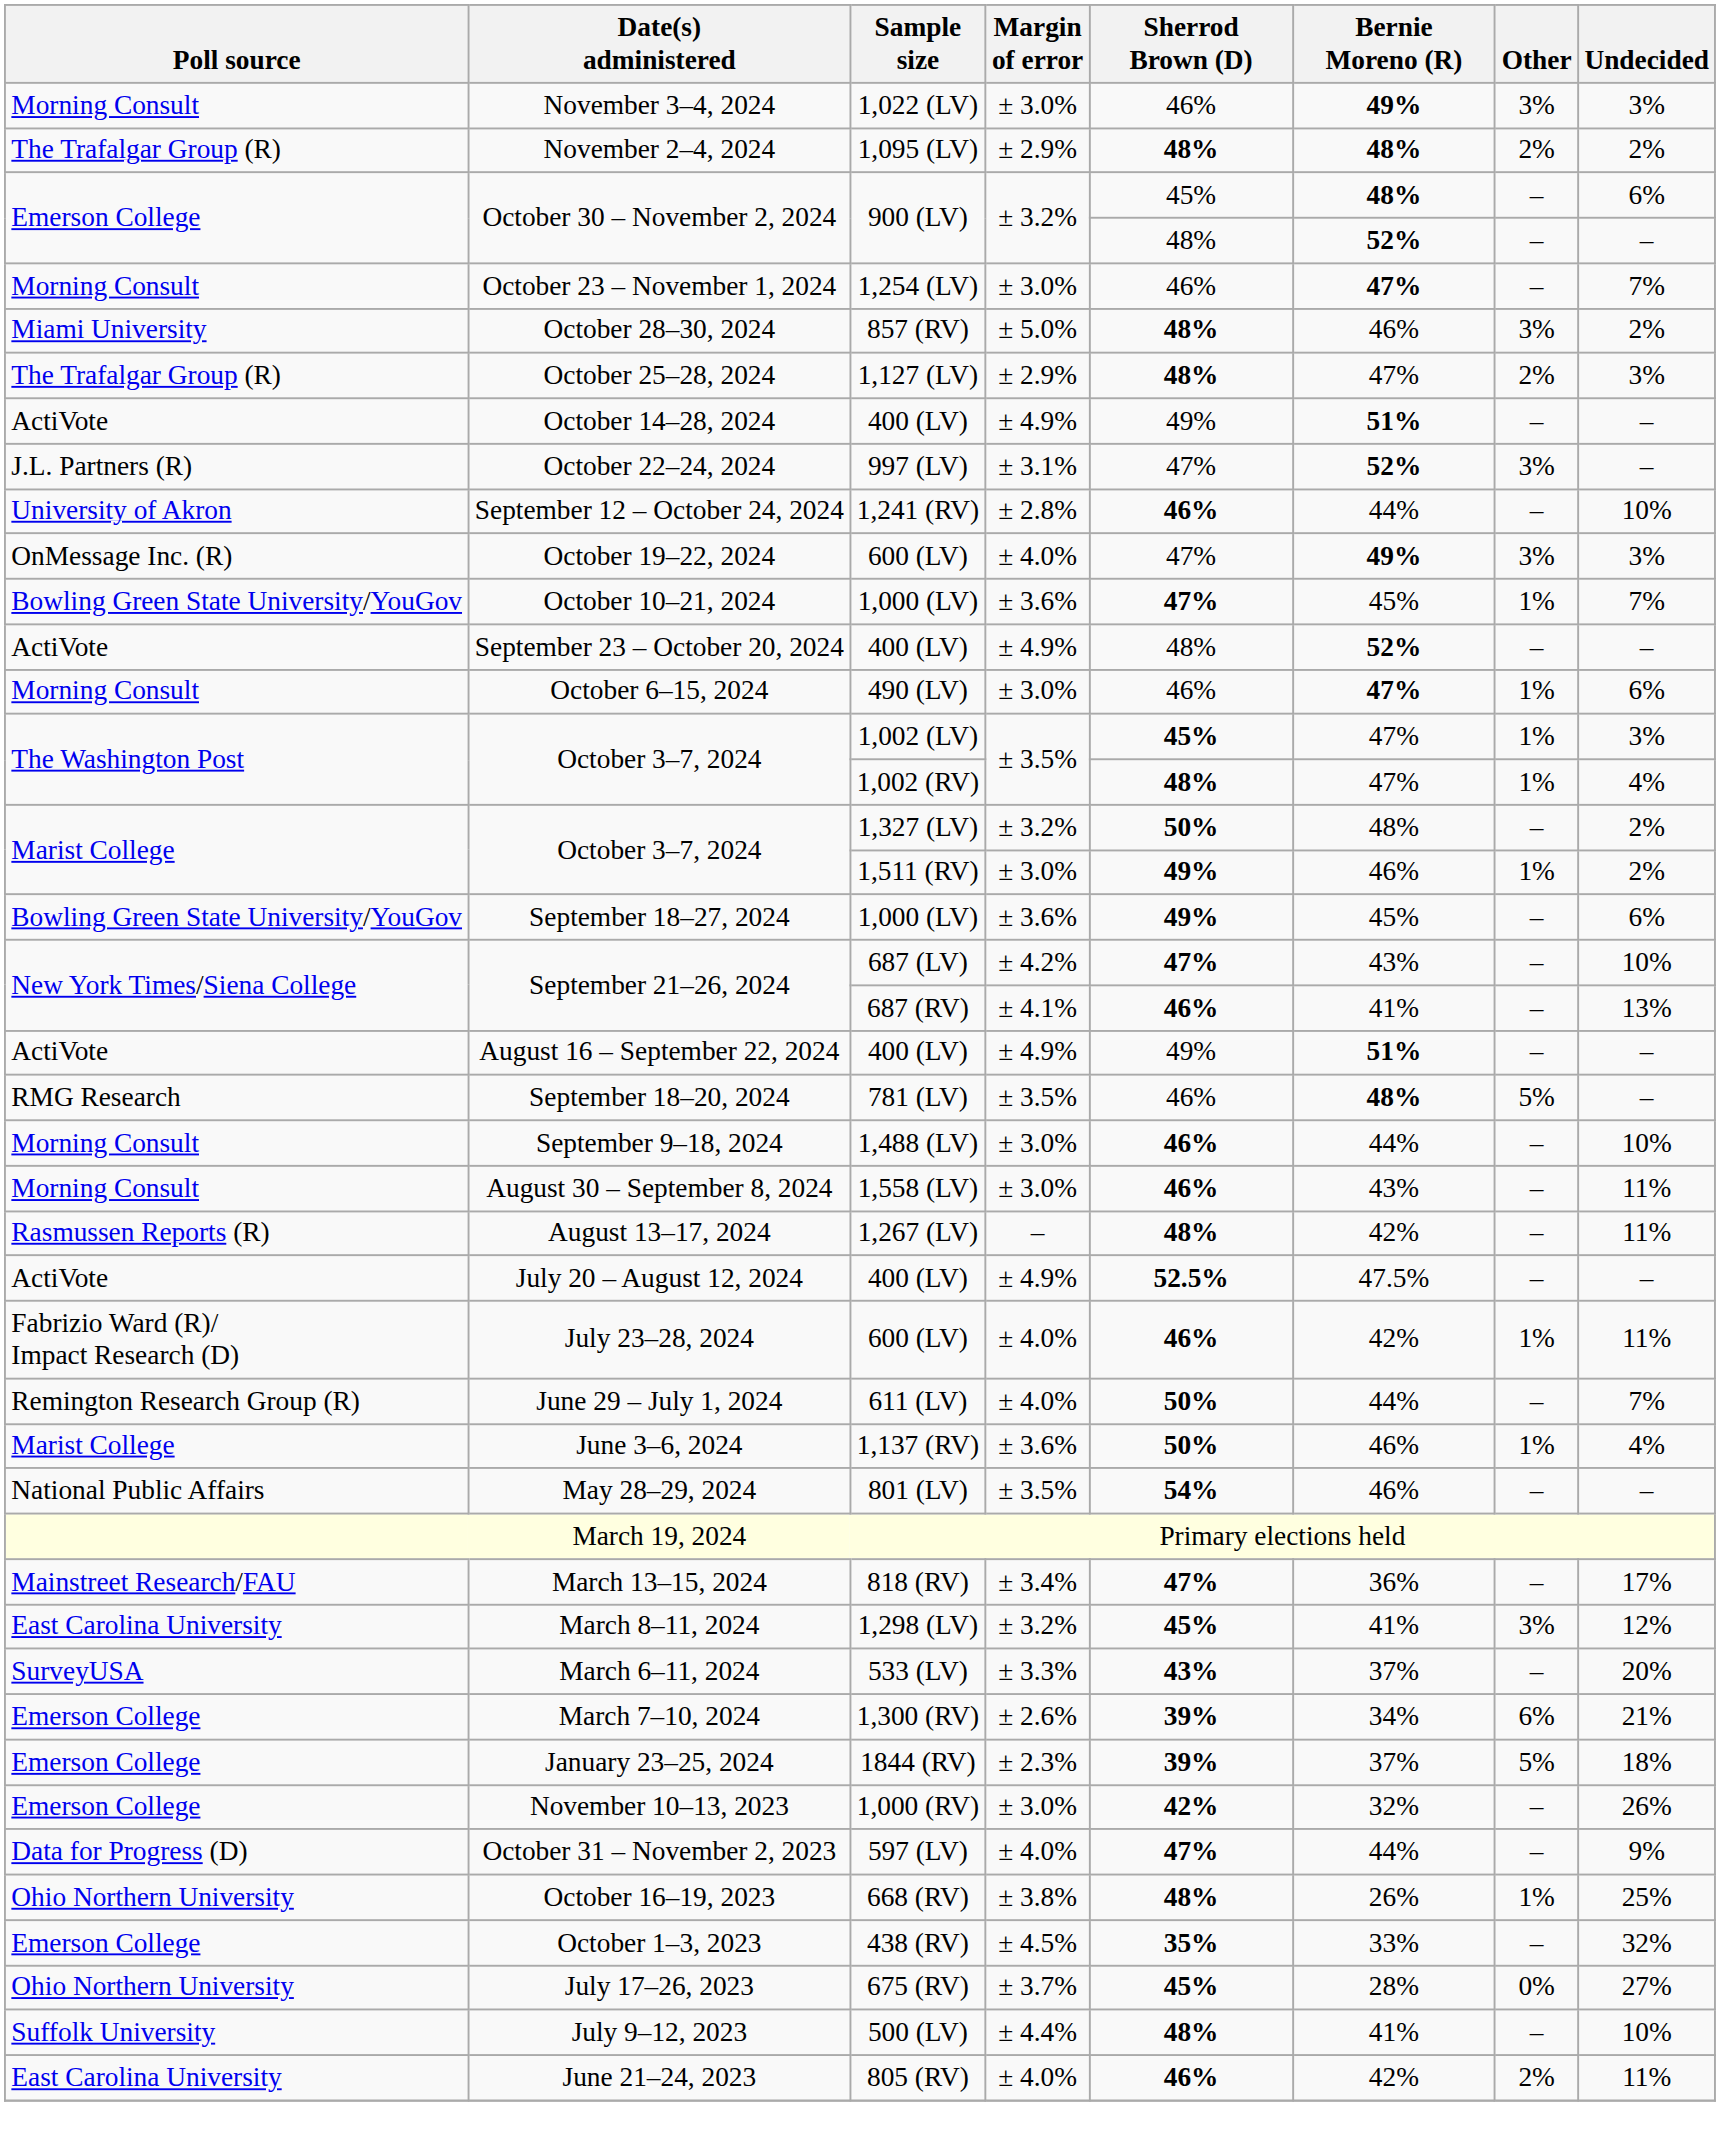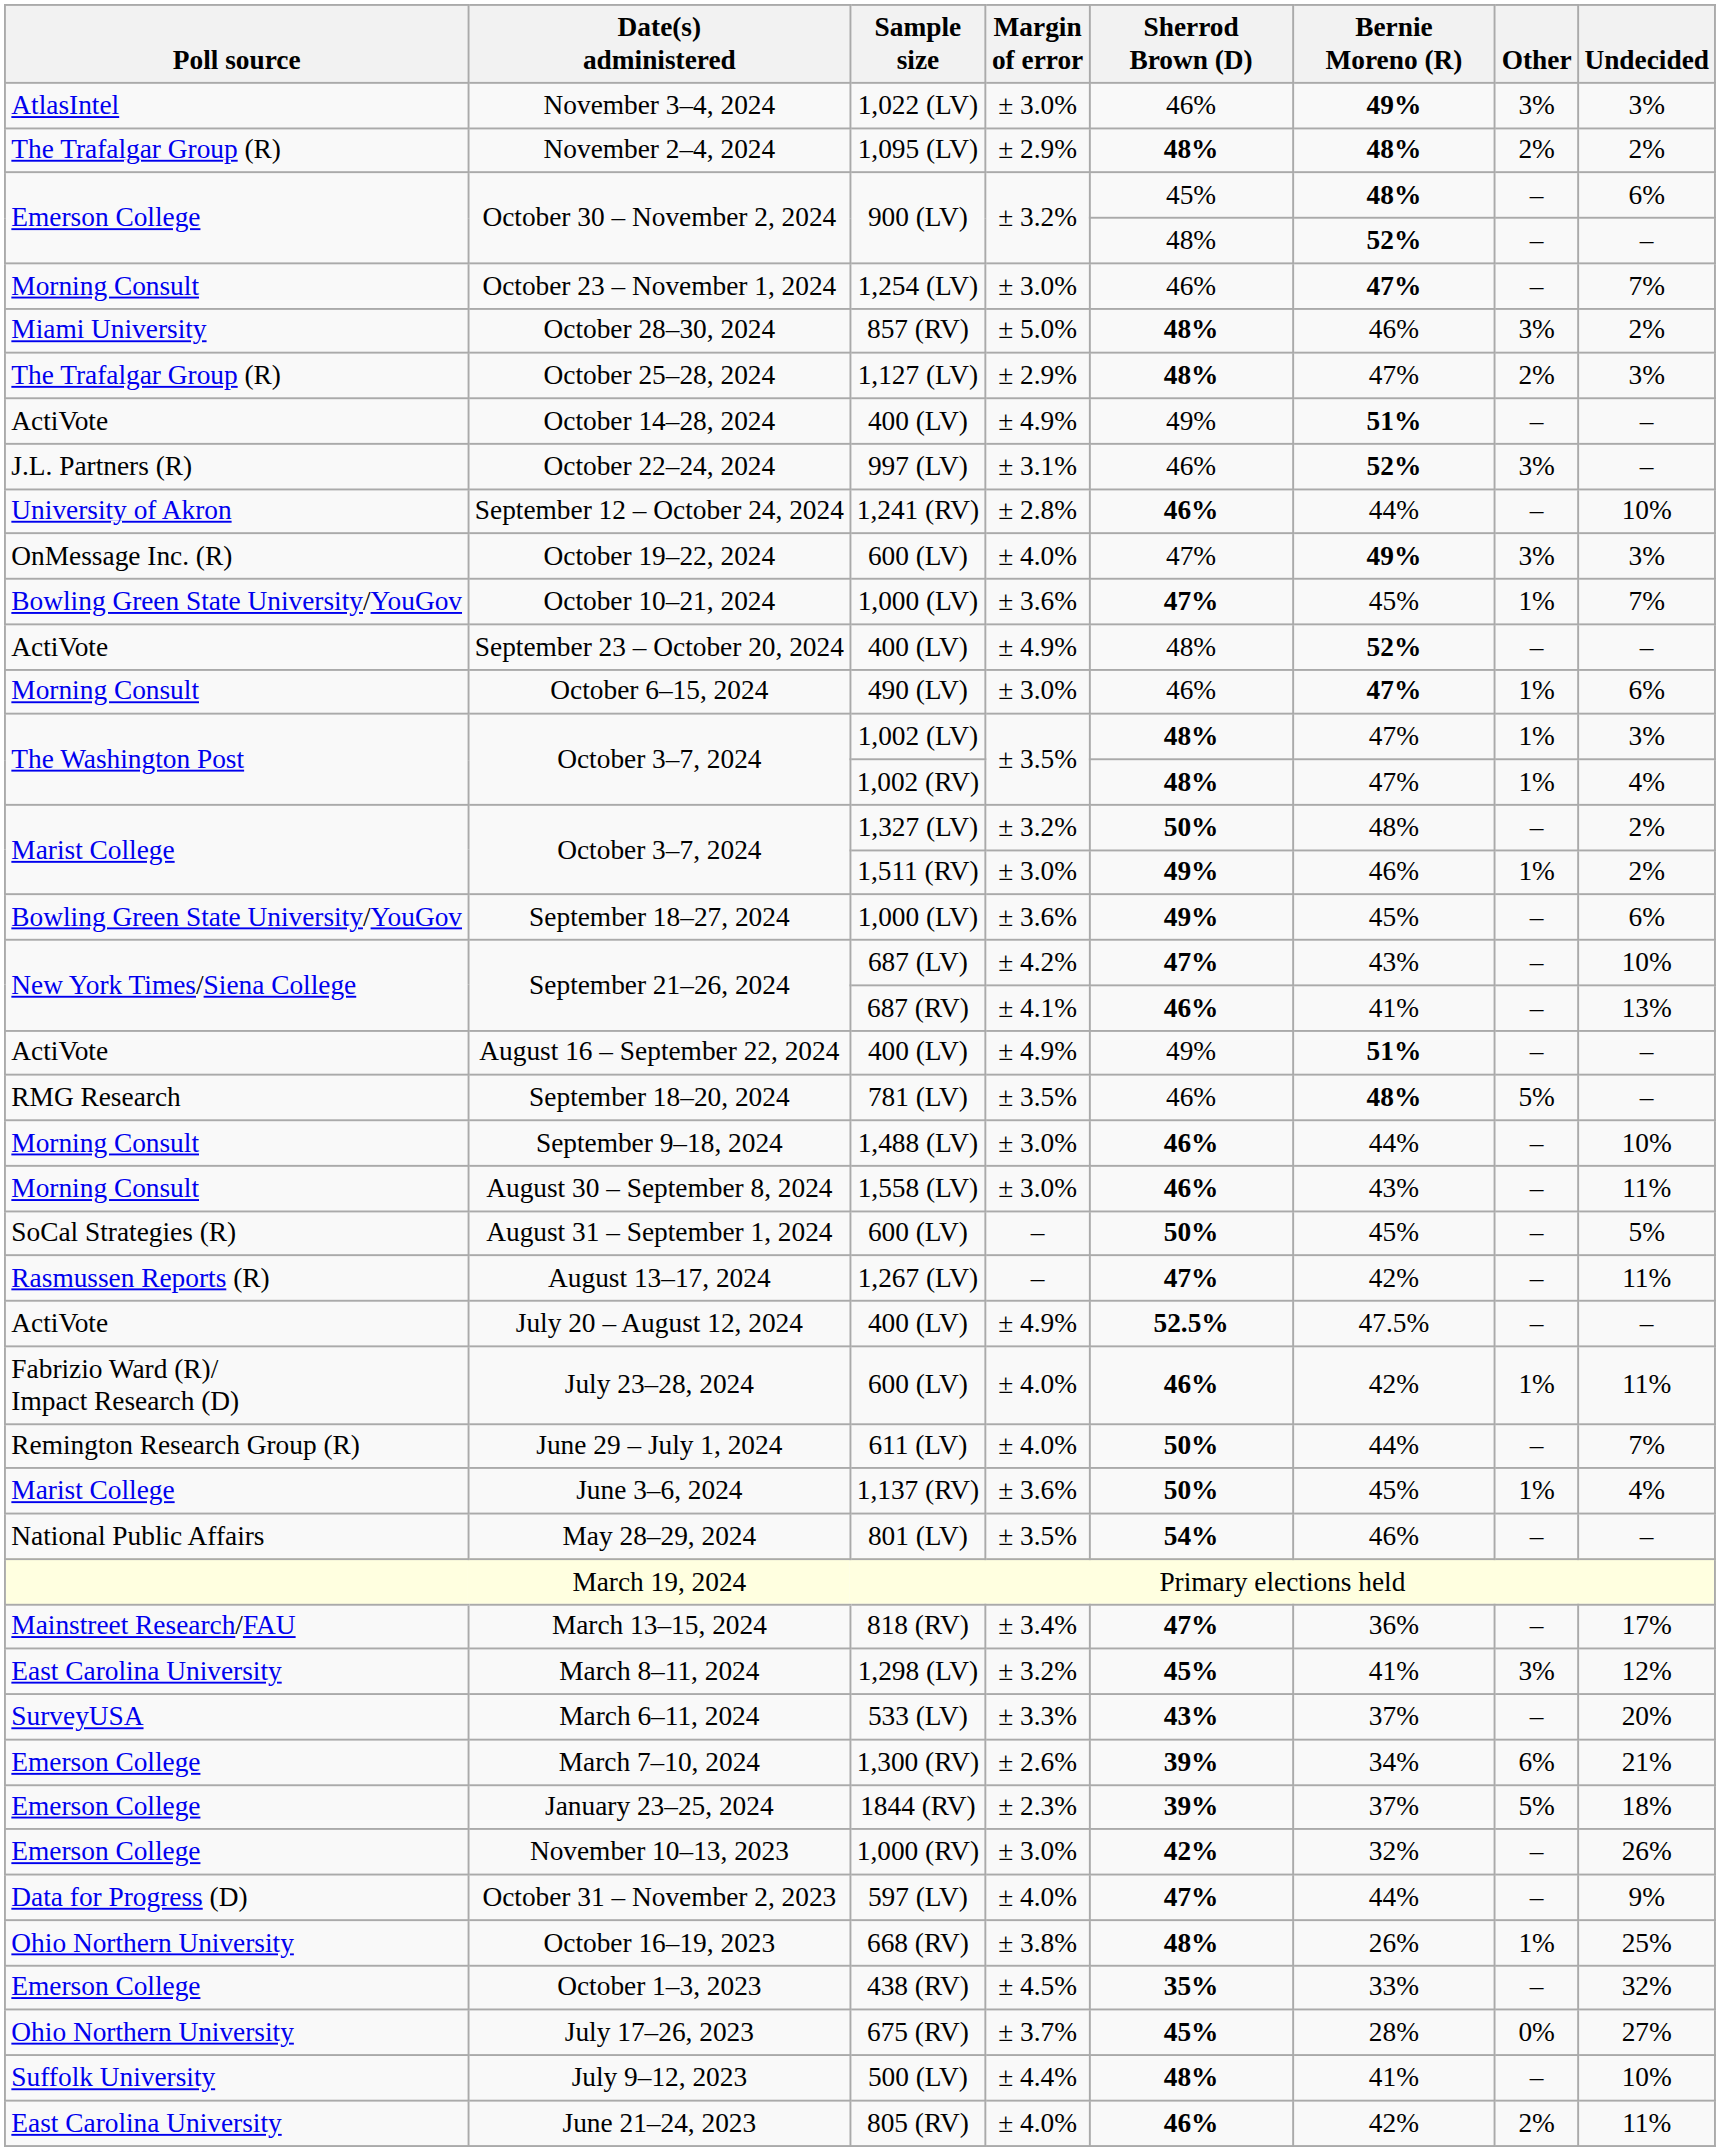(105, 104) Morning Consult -> (65, 104) AtlasIntel
(1191, 465) 47% -> (1191, 465) 46%
(1191, 736) 45% -> (1191, 736) 48%
+ row: (659, 1233)
(1191, 1233) 48% -> (1191, 1278) 47%
(1394, 1445) 46% -> (1394, 1490) 45%
